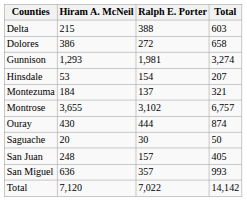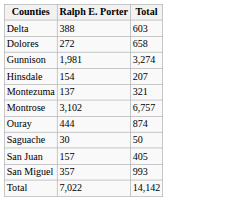- column: (97, 12)
